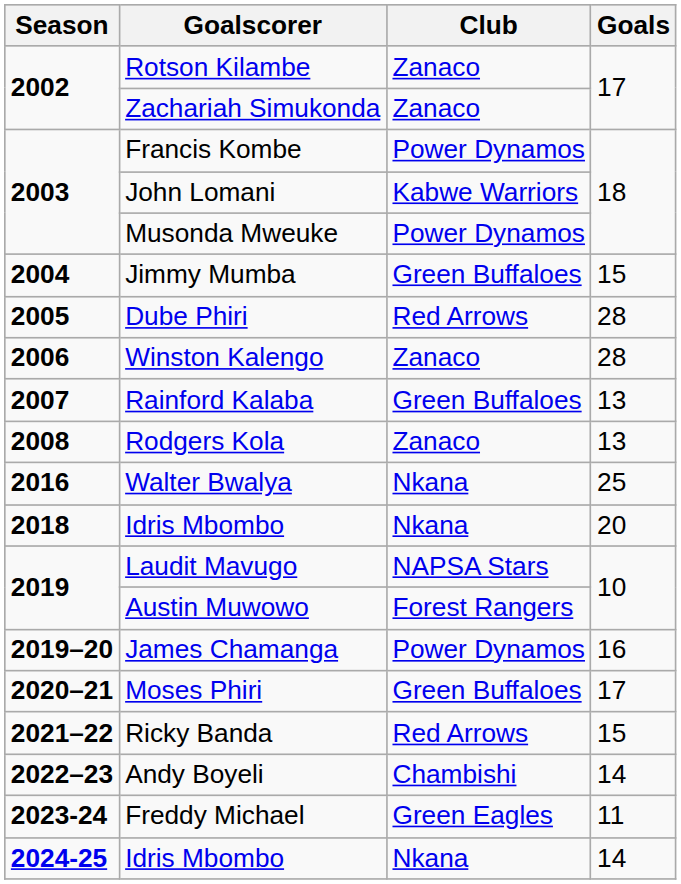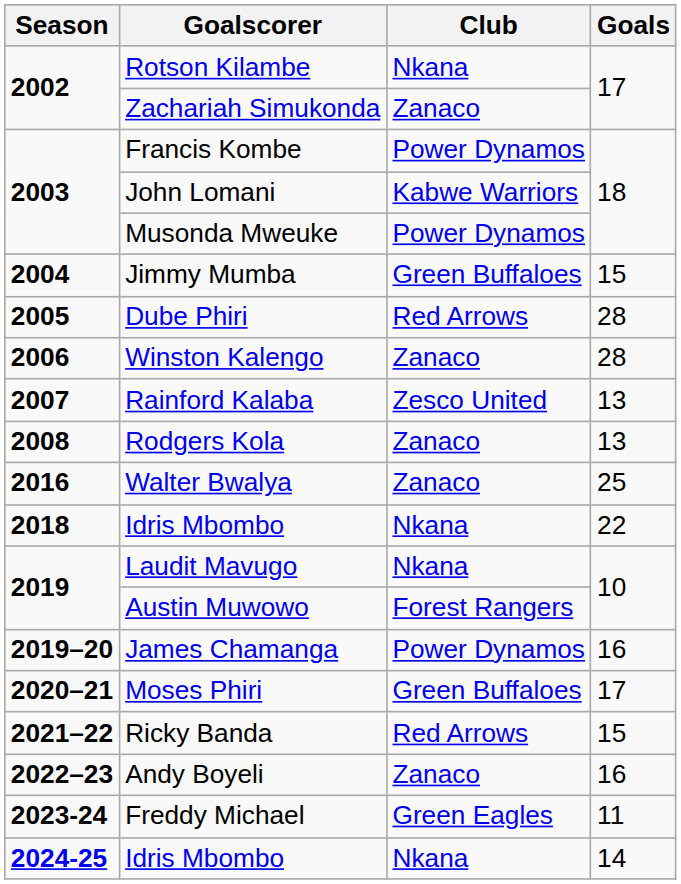(436, 66) Zanaco -> (430, 66) Nkana
(487, 399) Green Buffaloes -> (470, 399) Zesco United
(430, 483) Nkana -> (436, 483) Zanaco
(612, 524) 20 -> (612, 524) 22
(471, 566) NAPSA Stars -> (430, 566) Nkana
(454, 774) Chambishi -> (436, 774) Zanaco
(612, 774) 14 -> (612, 774) 16
